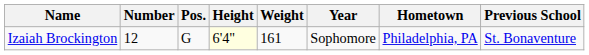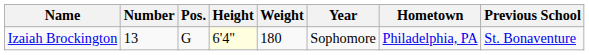(131, 38) 12 -> (131, 38) 13
(271, 38) 161 -> (271, 38) 180
